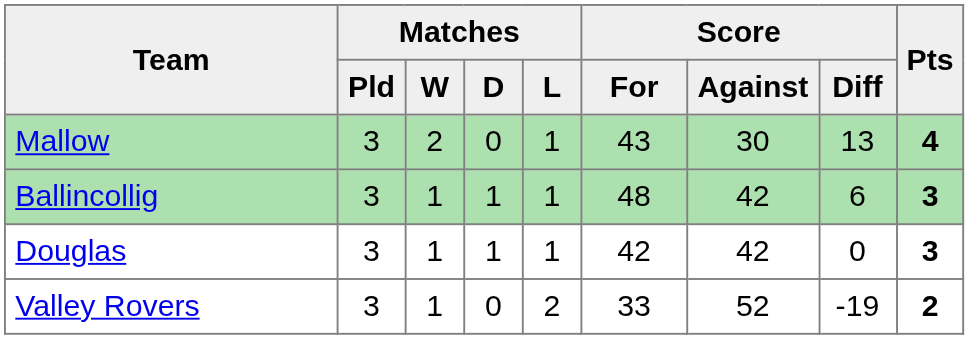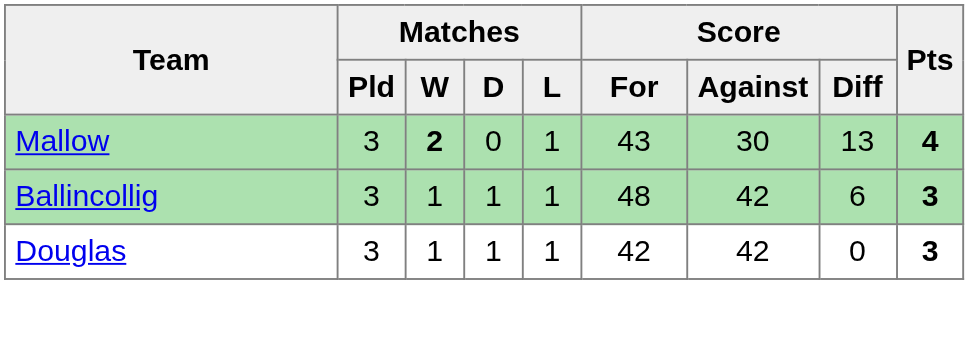(435, 141) normal -> (435, 141) bold
- row: (107, 305)
